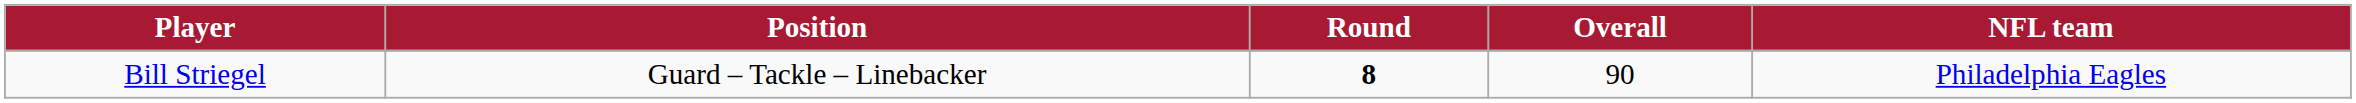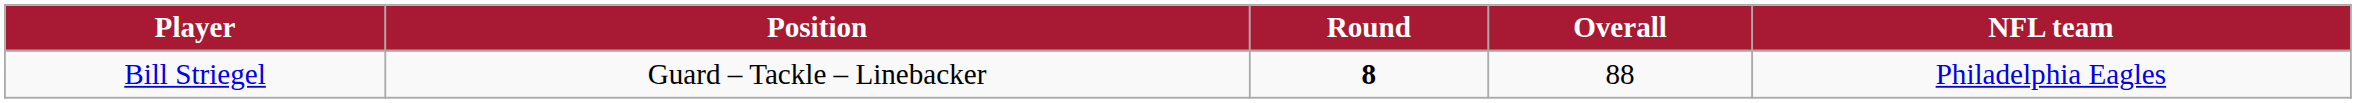(1620, 73) 90 -> (1620, 73) 88
